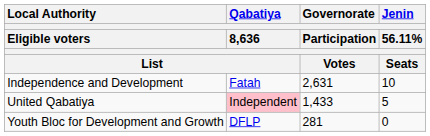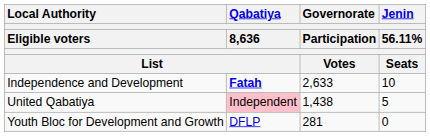(245, 83) normal -> (246, 83) bold
(318, 83) 2,631 -> (318, 83) 2,633
(318, 102) 1,433 -> (318, 102) 1,438
